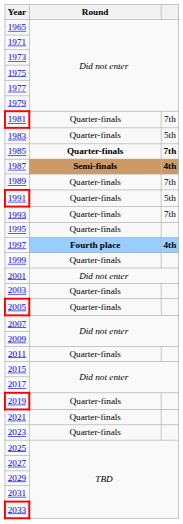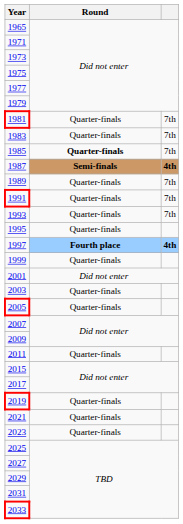(170, 136) 5th -> (170, 136) 7th
(170, 151) bold -> (170, 151) normal
(170, 198) 5th -> (170, 198) 7th
